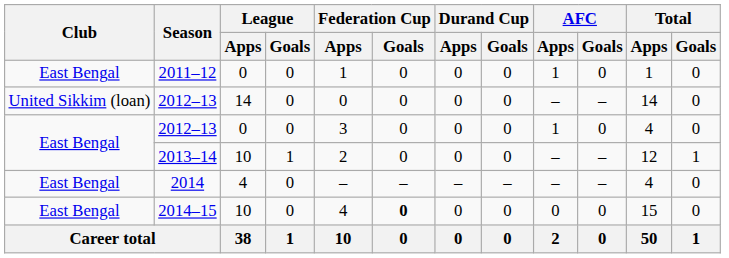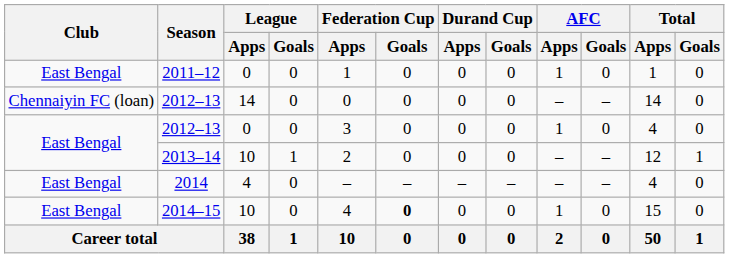(79, 101) United Sikkim (loan) -> (81, 101) Chennaiyin FC (loan)
(555, 211) 0 -> (559, 211) 1
